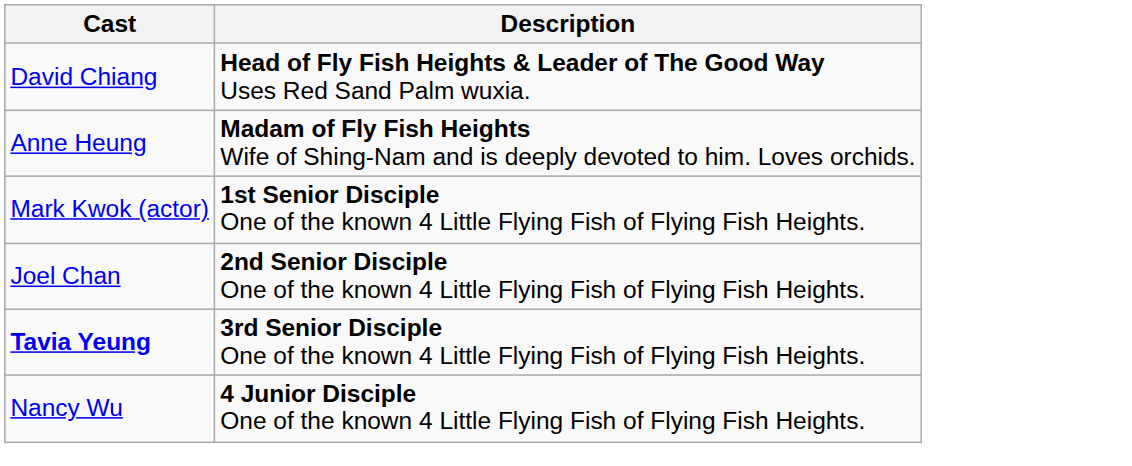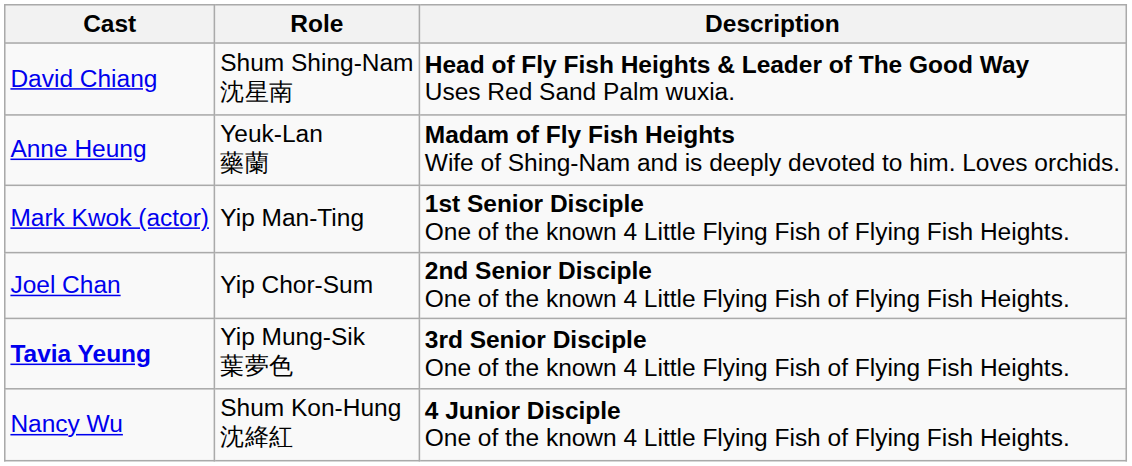+ column: (317, 23)
